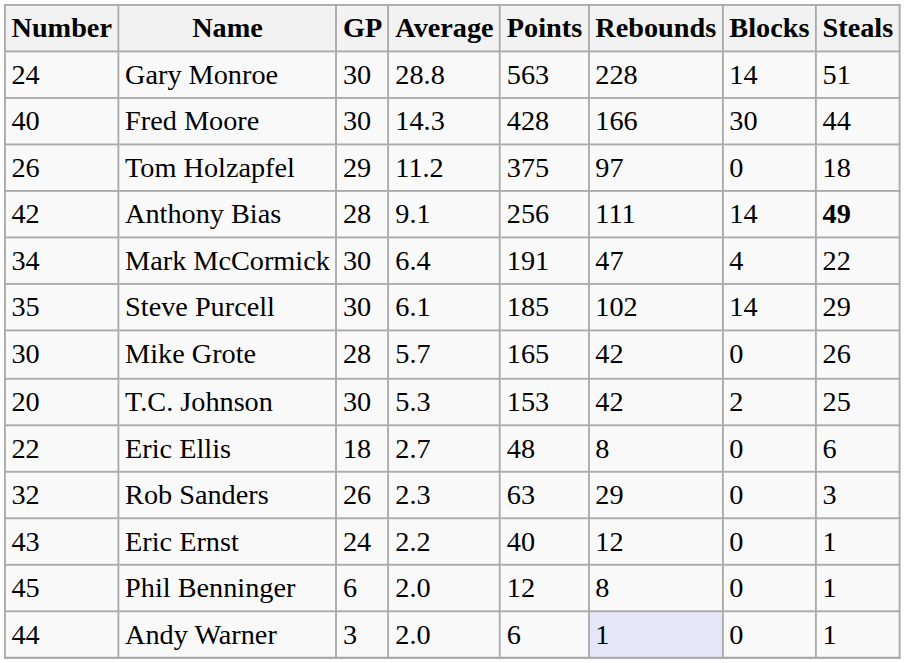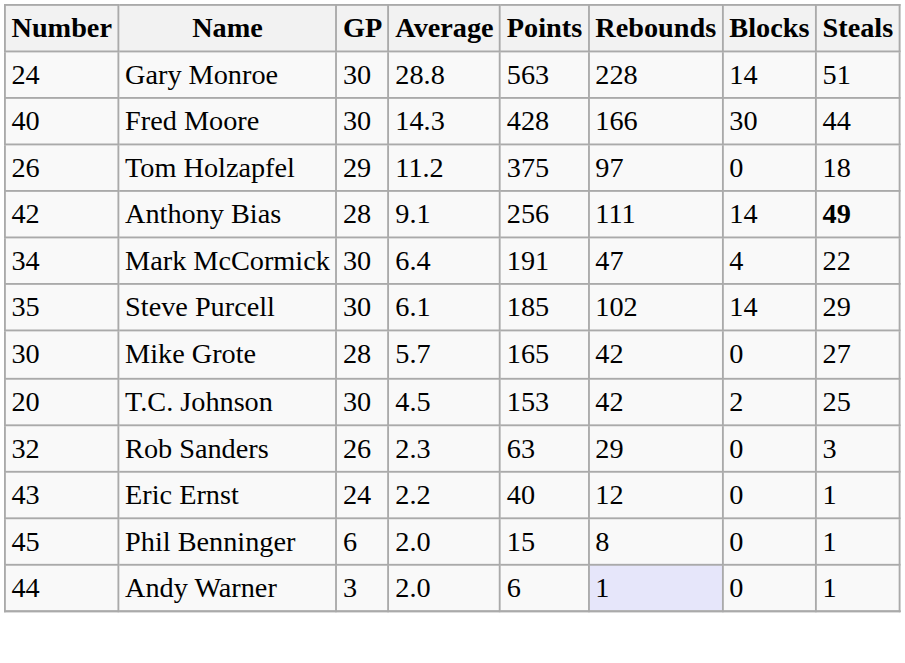(837, 354) 26 -> (837, 354) 27
(413, 400) 5.3 -> (413, 400) 4.5
- row: (178, 447)
(521, 587) 12 -> (521, 540) 15
